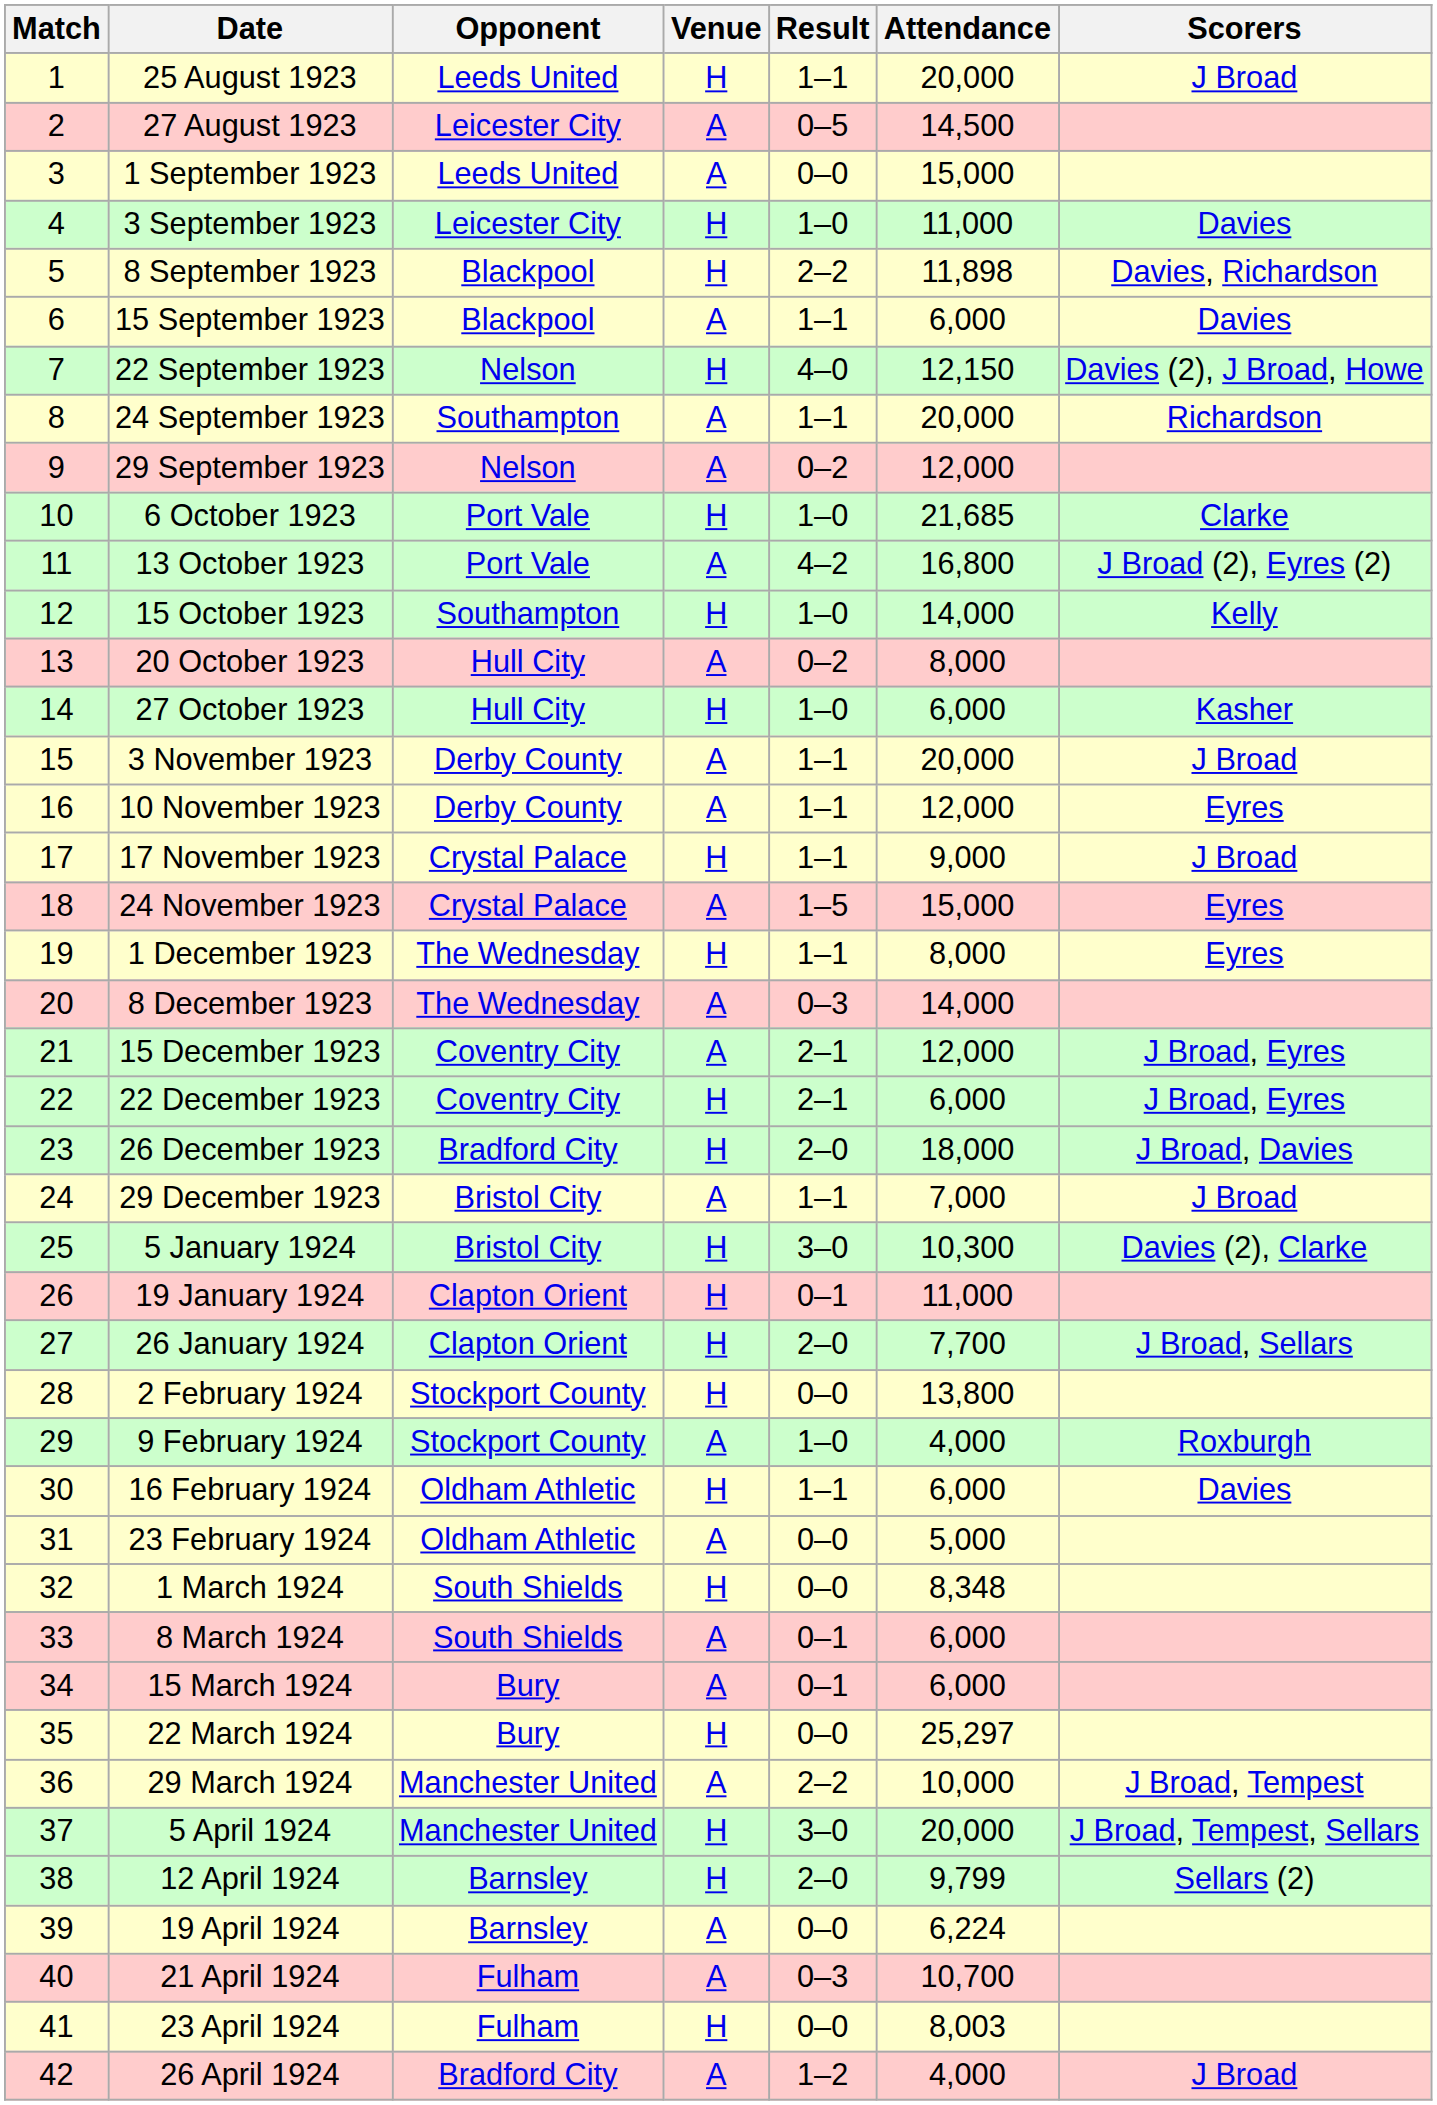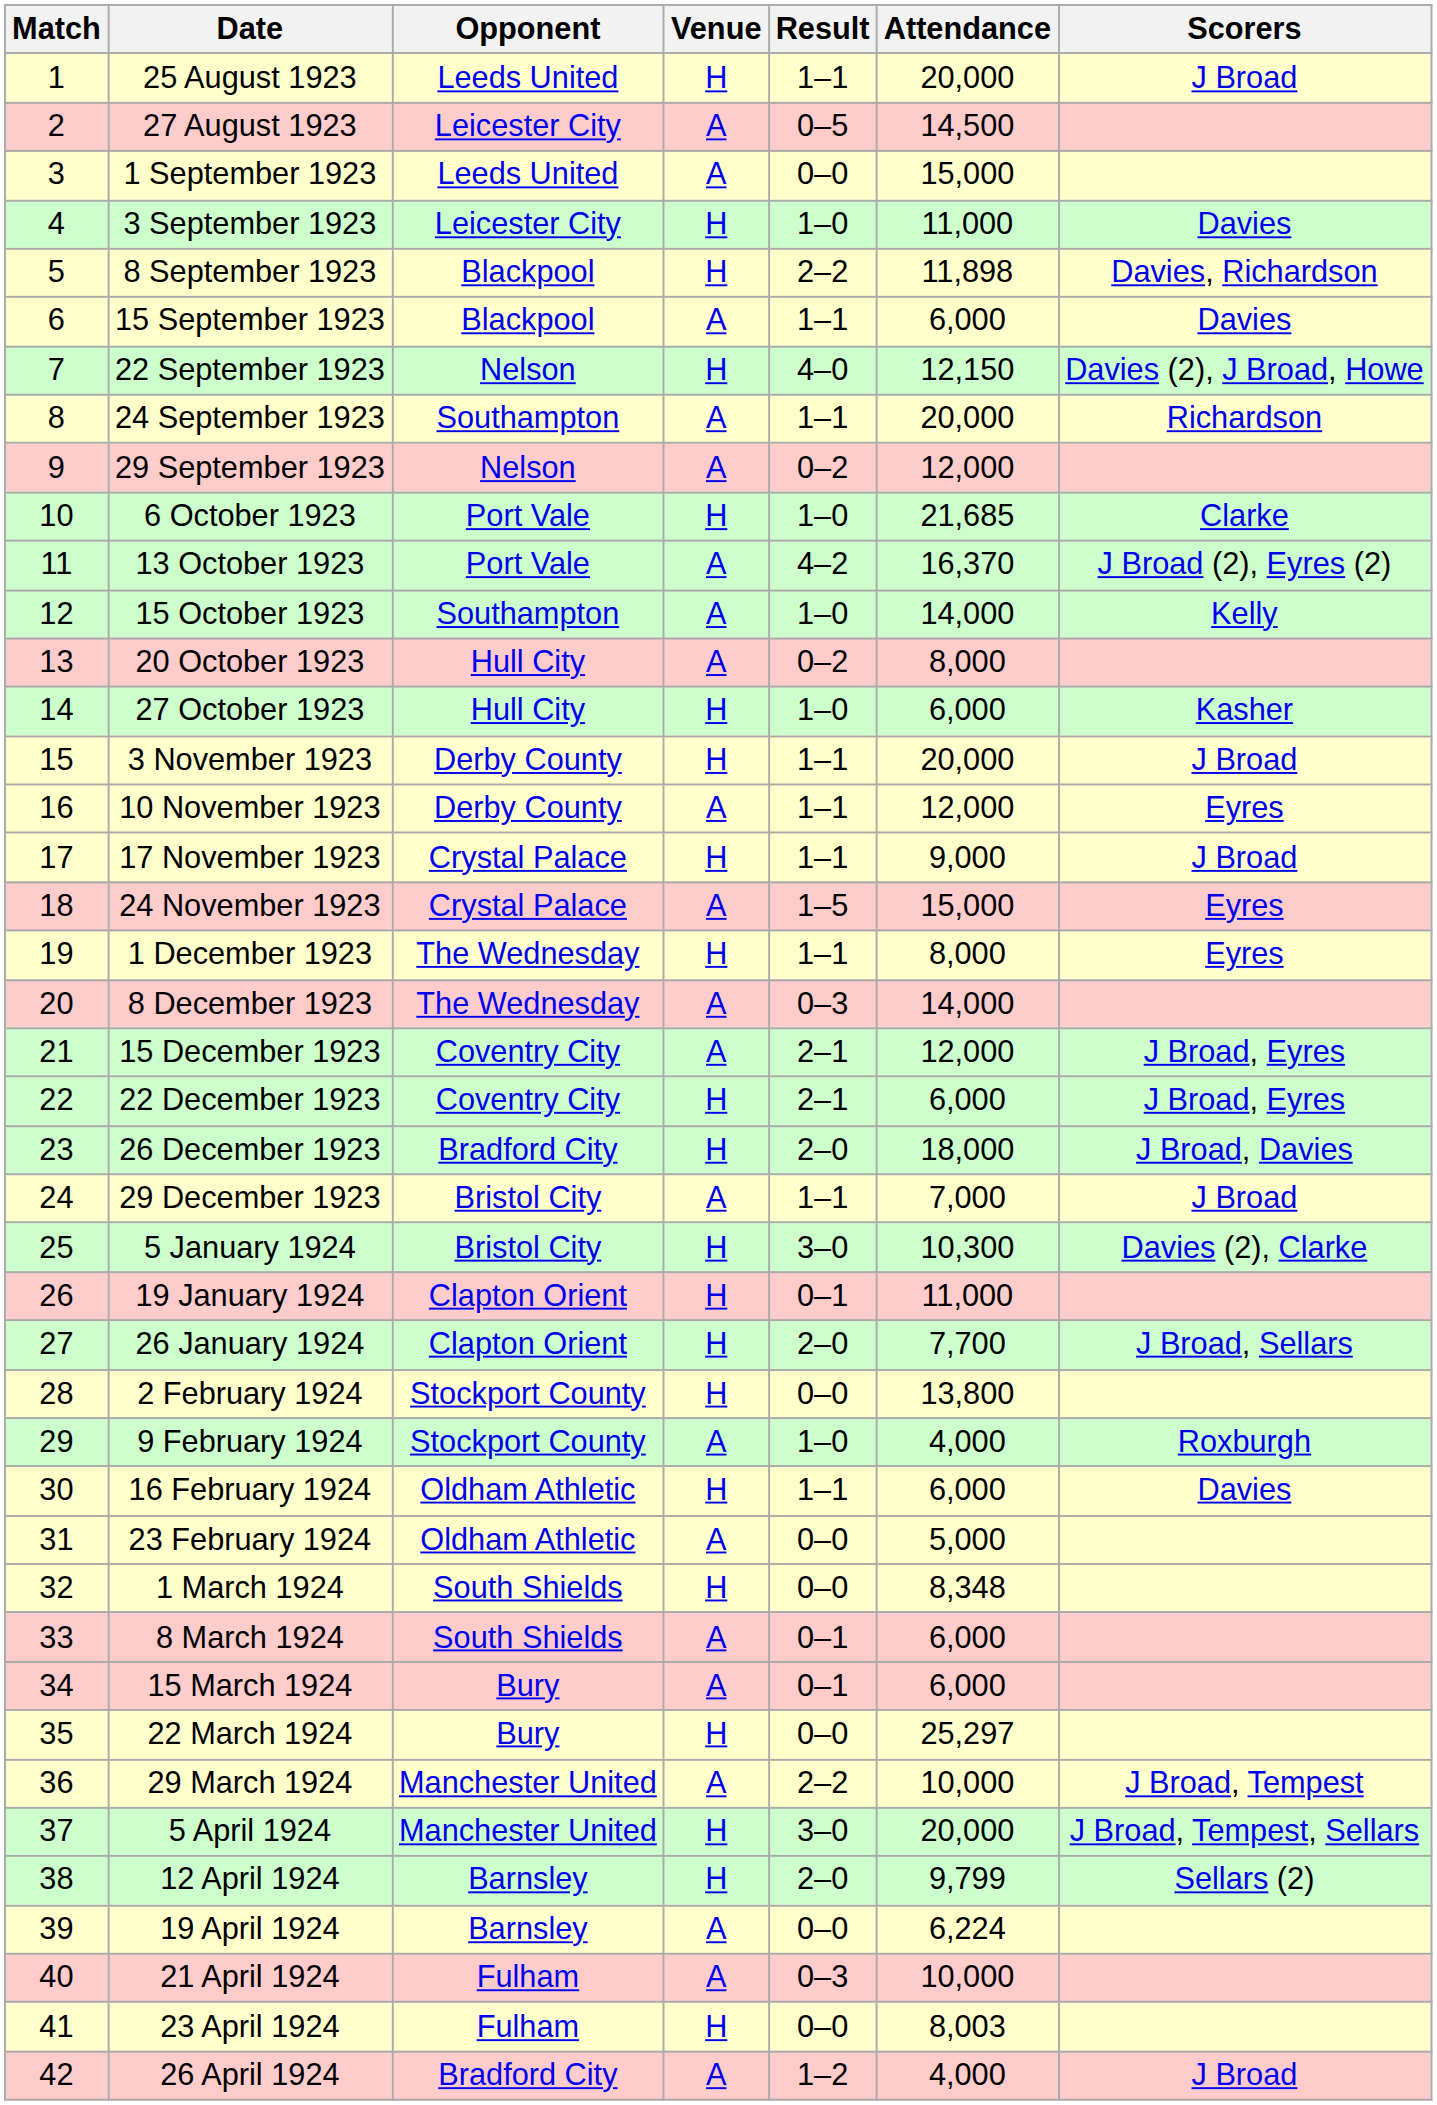(967, 564) 16,800 -> (967, 564) 16,370
(716, 613) H -> (716, 613) A
(716, 759) A -> (716, 759) H
(967, 1977) 10,700 -> (967, 1977) 10,000
